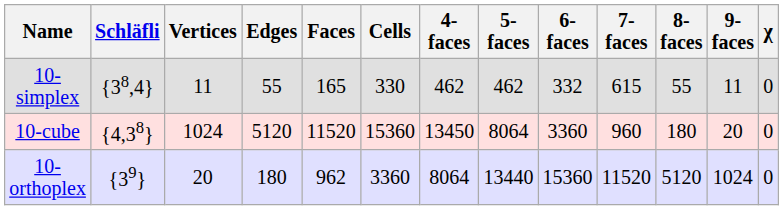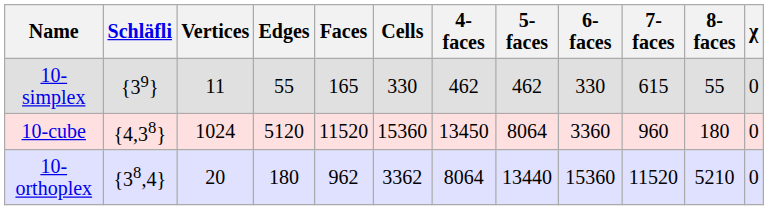- column: (733, 31)
(127, 85) {38,4} -> (140, 85) {39}
(568, 85) 332 -> (590, 85) 330
(127, 177) {39} -> (140, 177) {38,4}
(390, 177) 3360 -> (402, 177) 3362
(681, 177) 5120 -> (715, 177) 5210
